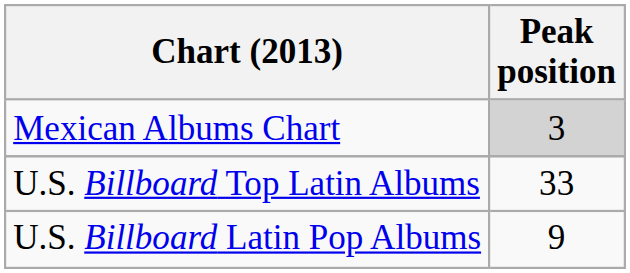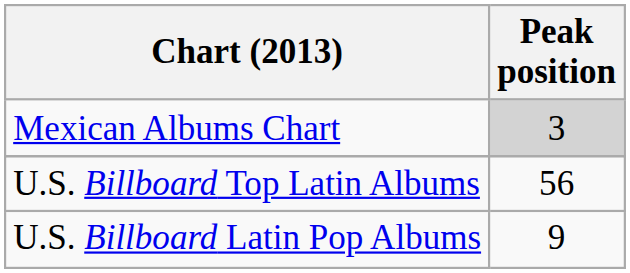(557, 182) 33 -> (557, 182) 56
